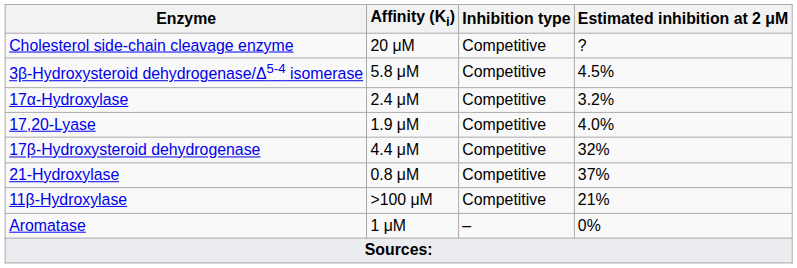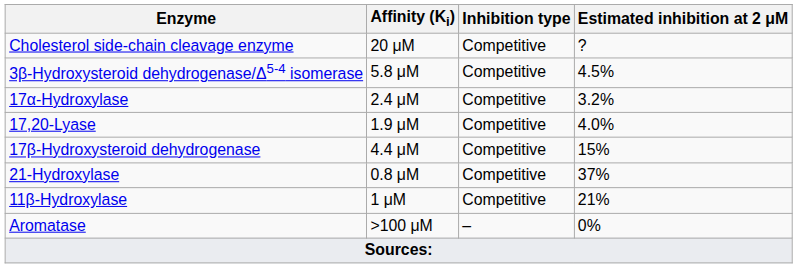(594, 150) 32% -> (594, 150) 15%
(402, 200) >100 μM -> (388, 200) 1 μM
(388, 225) 1 μM -> (402, 225) >100 μM
